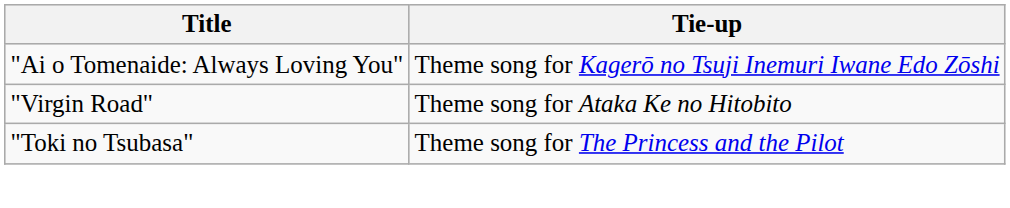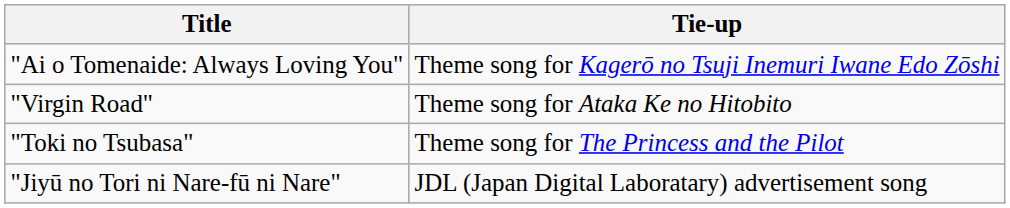+ row: (176, 182)
